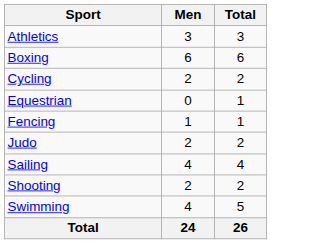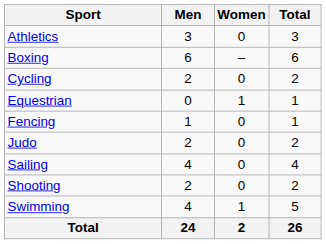+ column: (241, 15)
